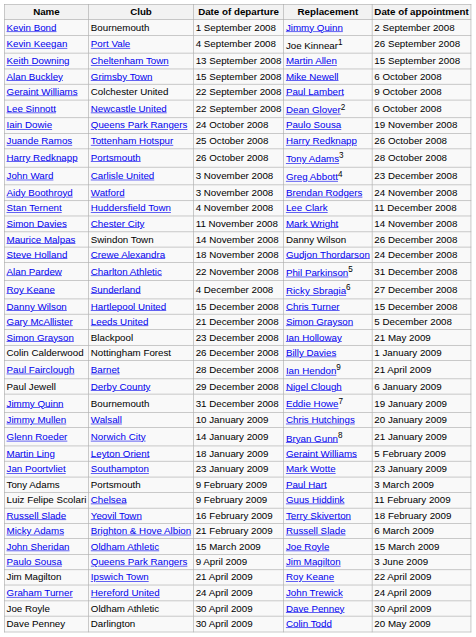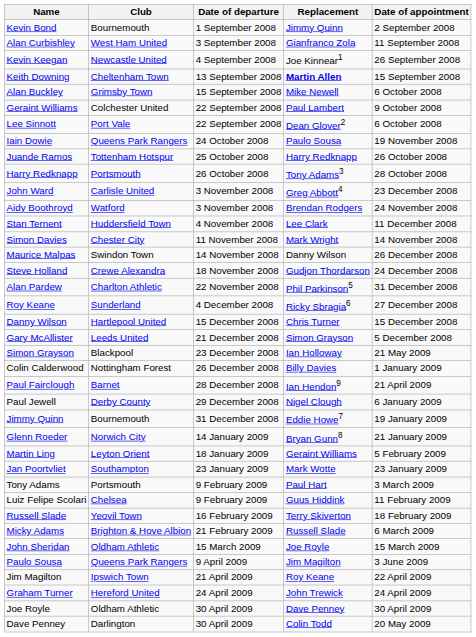+ row: (41, 43)
(111, 44) Port Vale -> (129, 59) Newcastle United
(311, 61) normal -> (314, 76) bold
(129, 109) Newcastle United -> (111, 124) Port Vale
- row: (36, 420)
